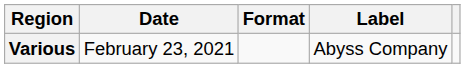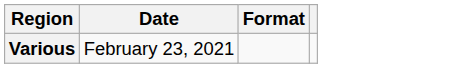- column: (380, 19)
